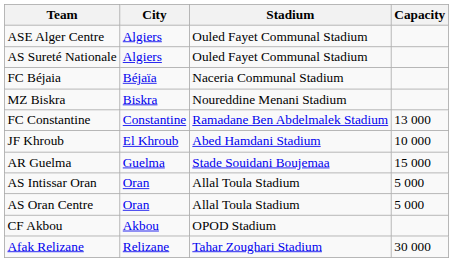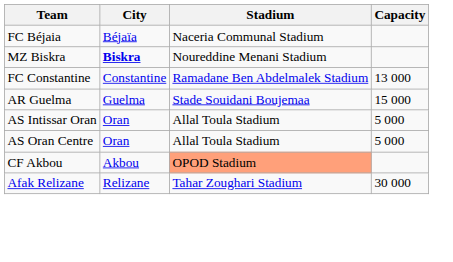- row: (56, 36)
- row: (62, 57)
(140, 99) normal -> (122, 57) bold
- row: (36, 141)
(234, 225) no background -> (214, 162) lightsalmon background
